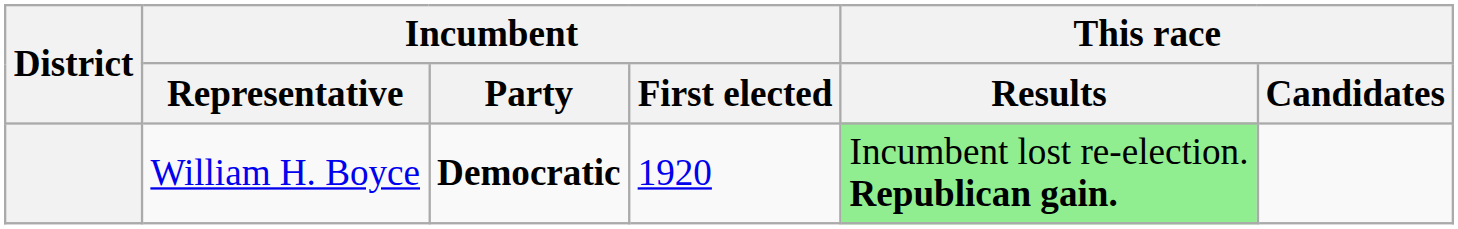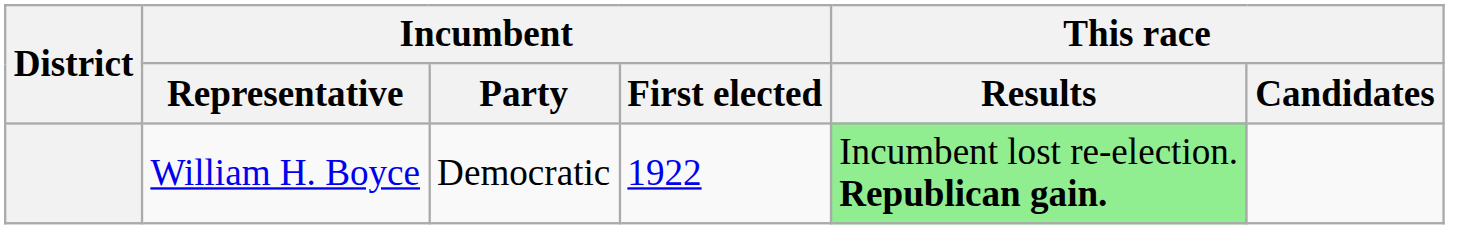(529, 172) bold -> (524, 172) normal
(675, 172) 1920 -> (664, 172) 1922
